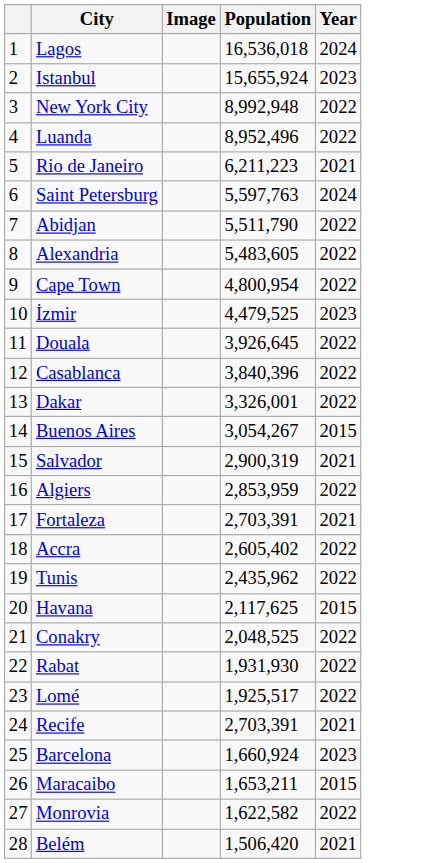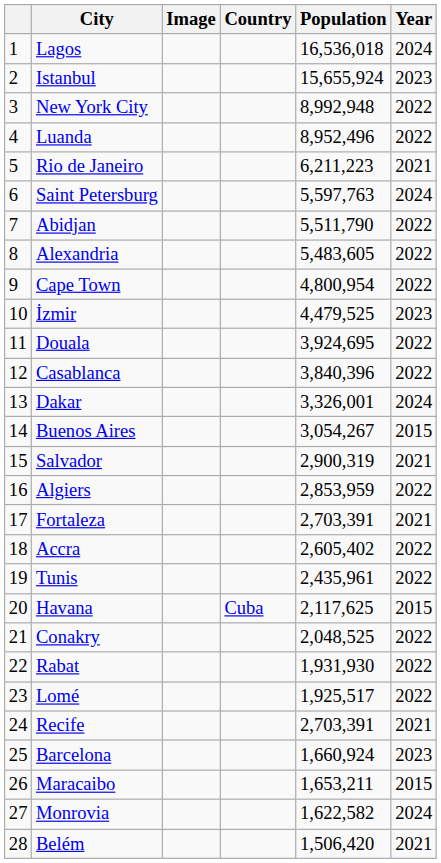+ column: (258, 19)
(262, 343) 3,926,645 -> (337, 343) 3,924,695
(338, 401) 2022 -> (414, 401) 2024
(262, 578) 2,435,962 -> (337, 578) 2,435,961
(338, 813) 2022 -> (414, 813) 2024
